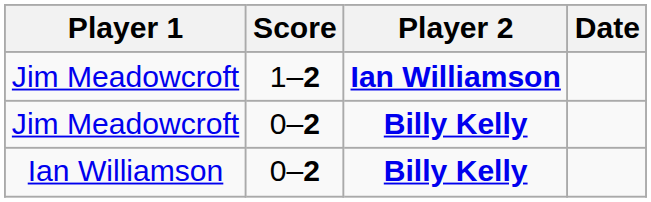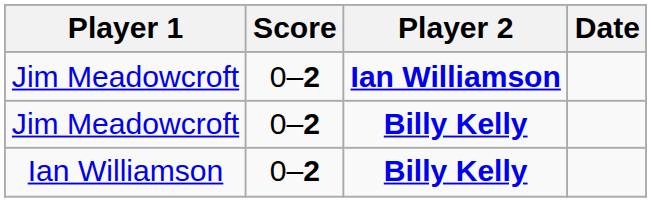(295, 76) 1–2 -> (295, 76) 0–2
